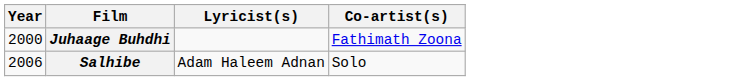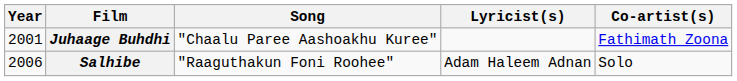+ column: (307, 16)
(25, 40) 2000 -> (25, 40) 2001
